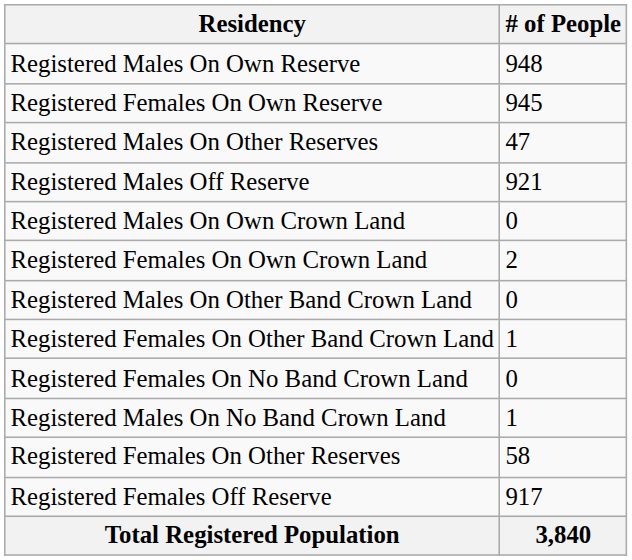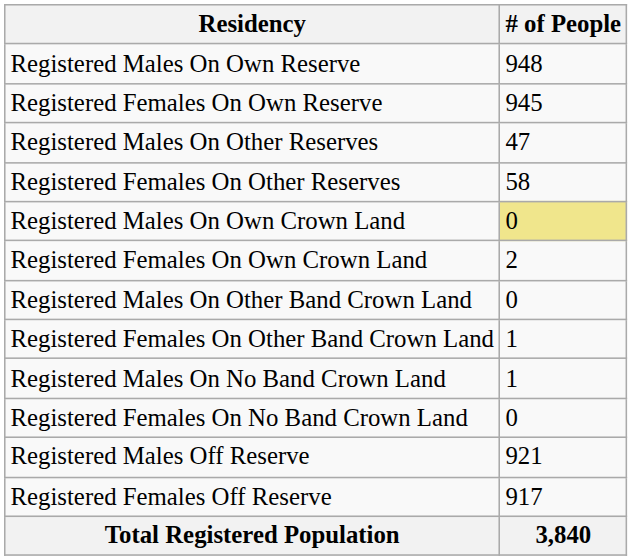rows swapped: (205, 456) <-> (160, 181)
(512, 220) no background -> (512, 220) khaki background
rows swapped: (228, 417) <-> (239, 378)
